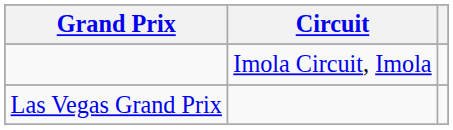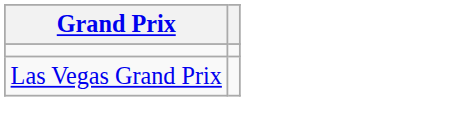- column: (332, 24)
